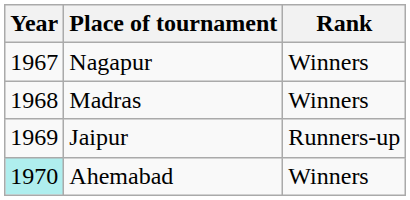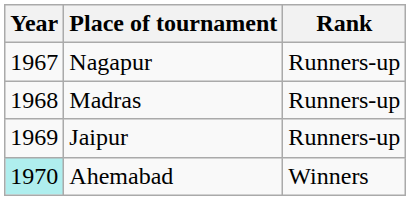(329, 61) Winners -> (344, 61) Runners-up
(329, 99) Winners -> (344, 99) Runners-up
